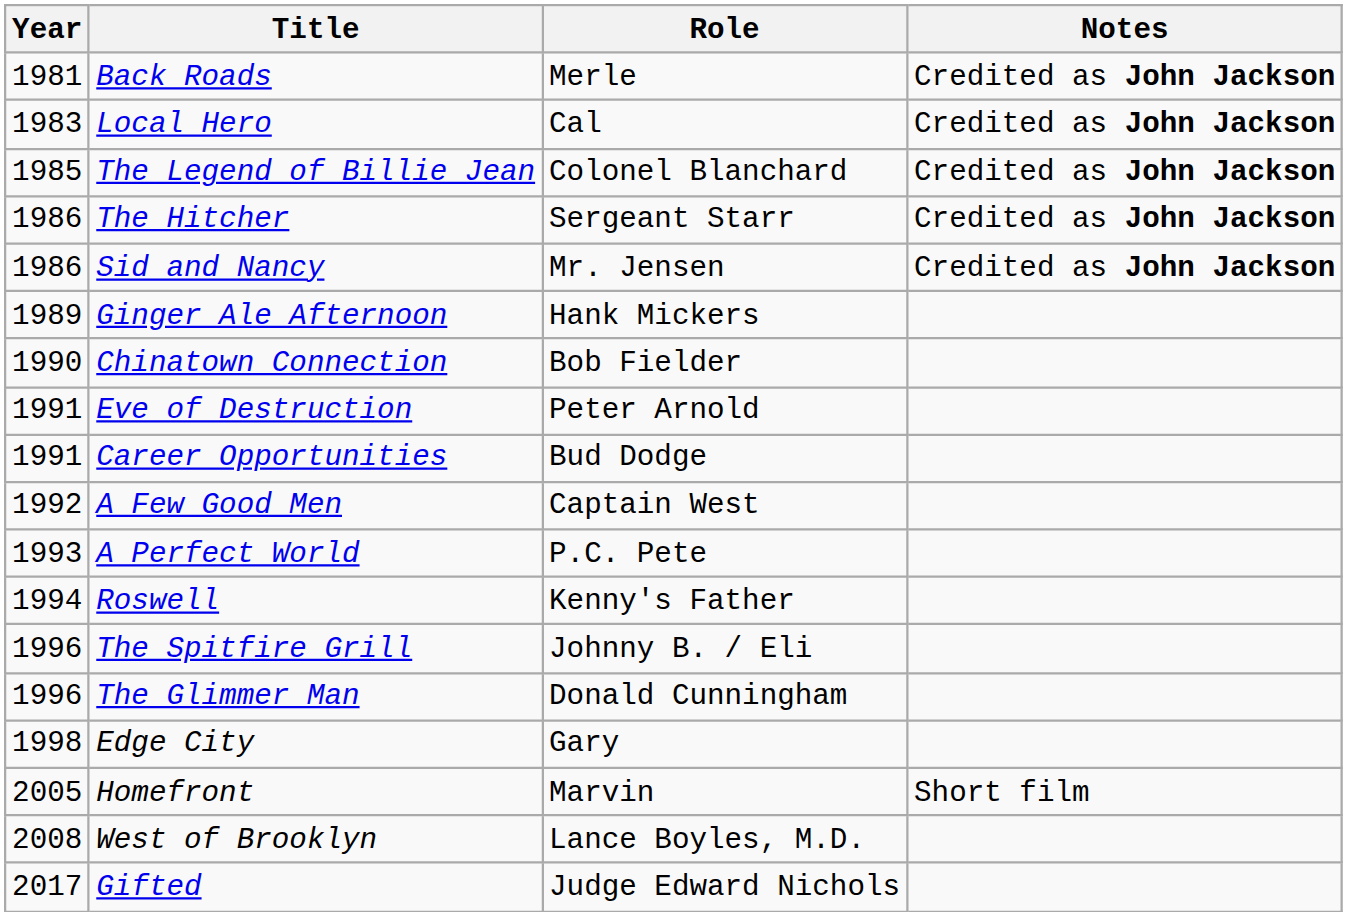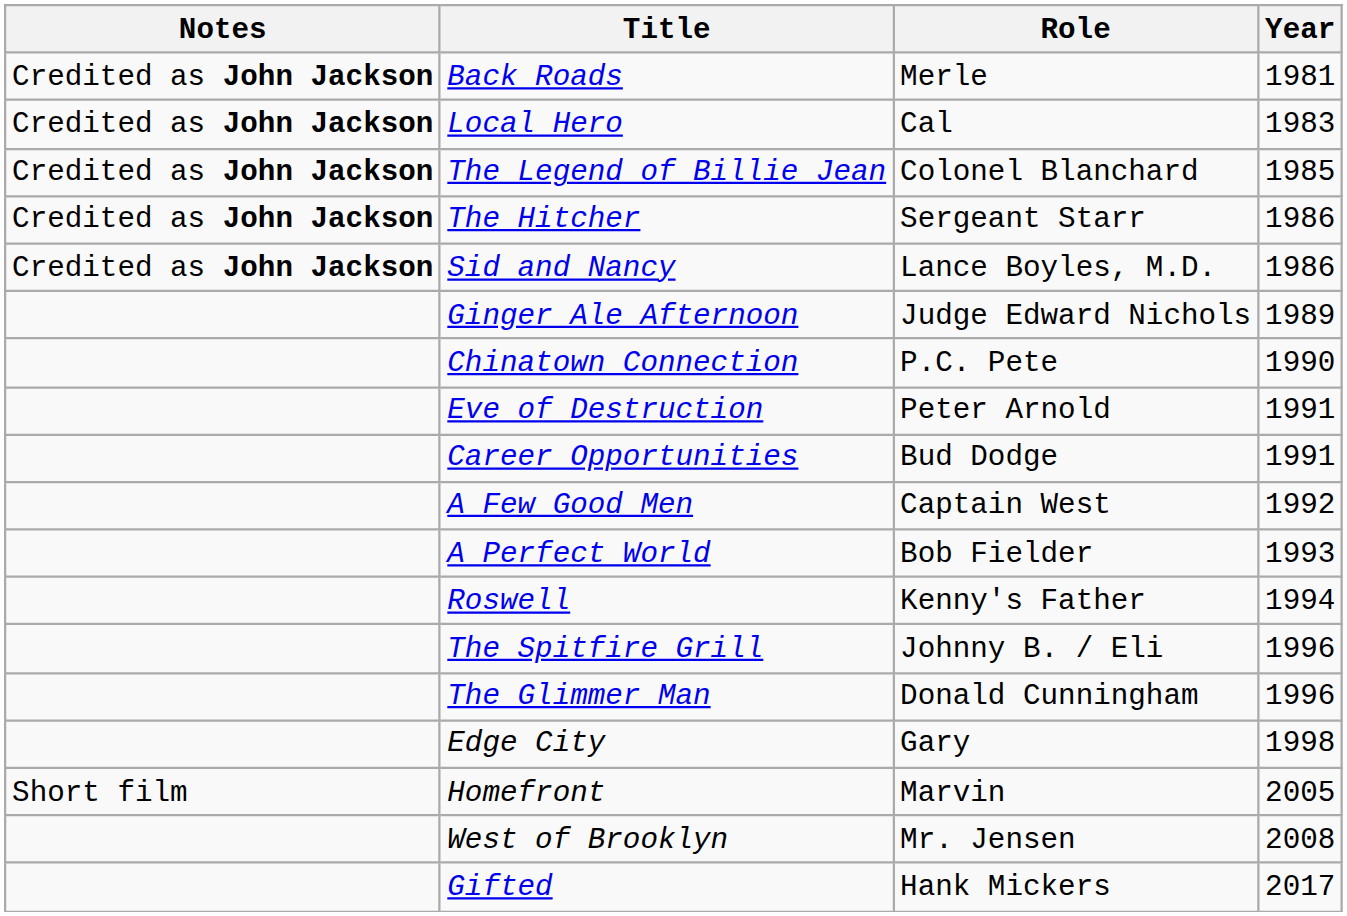columns swapped: (47, 29) <-> (1125, 29)
(637, 267) Mr. Jensen -> (1058, 267) Lance Boyles, M.D.
(654, 315) Hank Mickers -> (1076, 315) Judge Edward Nichols
(646, 363) Bob Fielder -> (979, 363) P.C. Pete
(628, 553) P.C. Pete -> (997, 553) Bob Fielder
(707, 839) Lance Boyles, M.D. -> (988, 839) Mr. Jensen
(725, 887) Judge Edward Nichols -> (1005, 887) Hank Mickers
